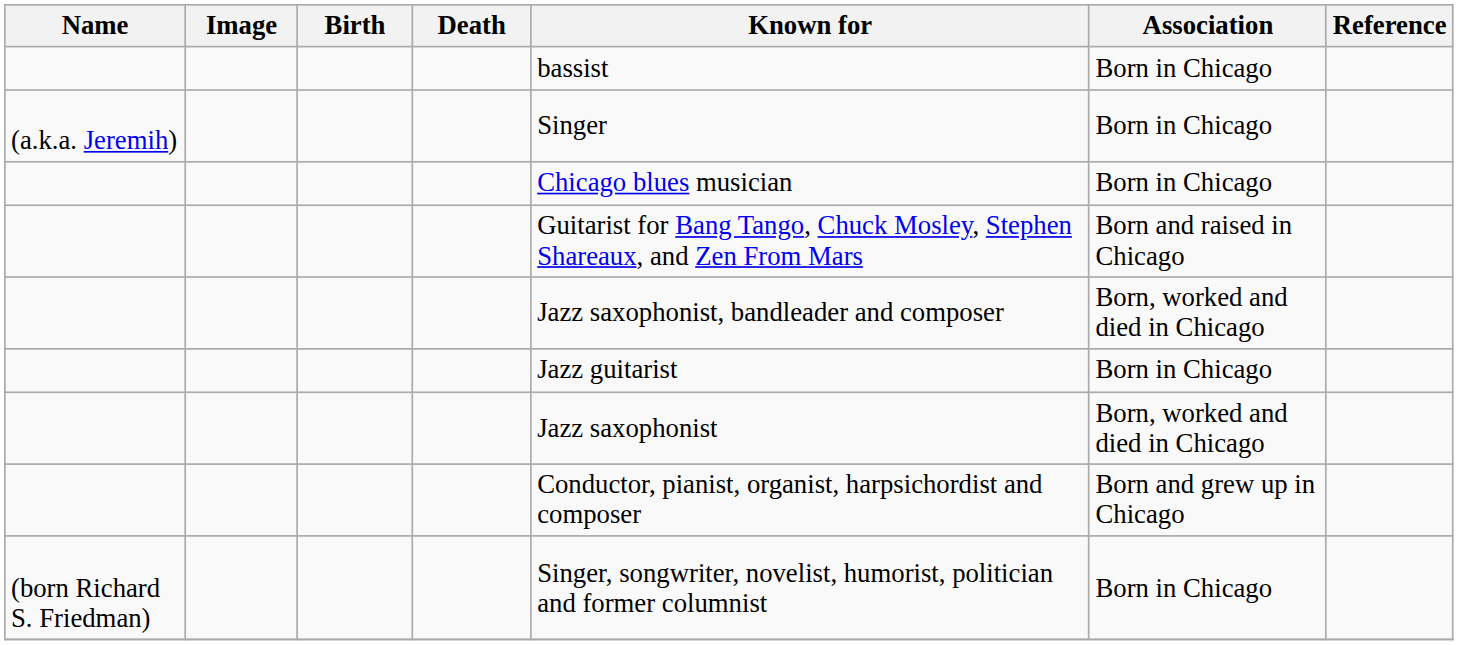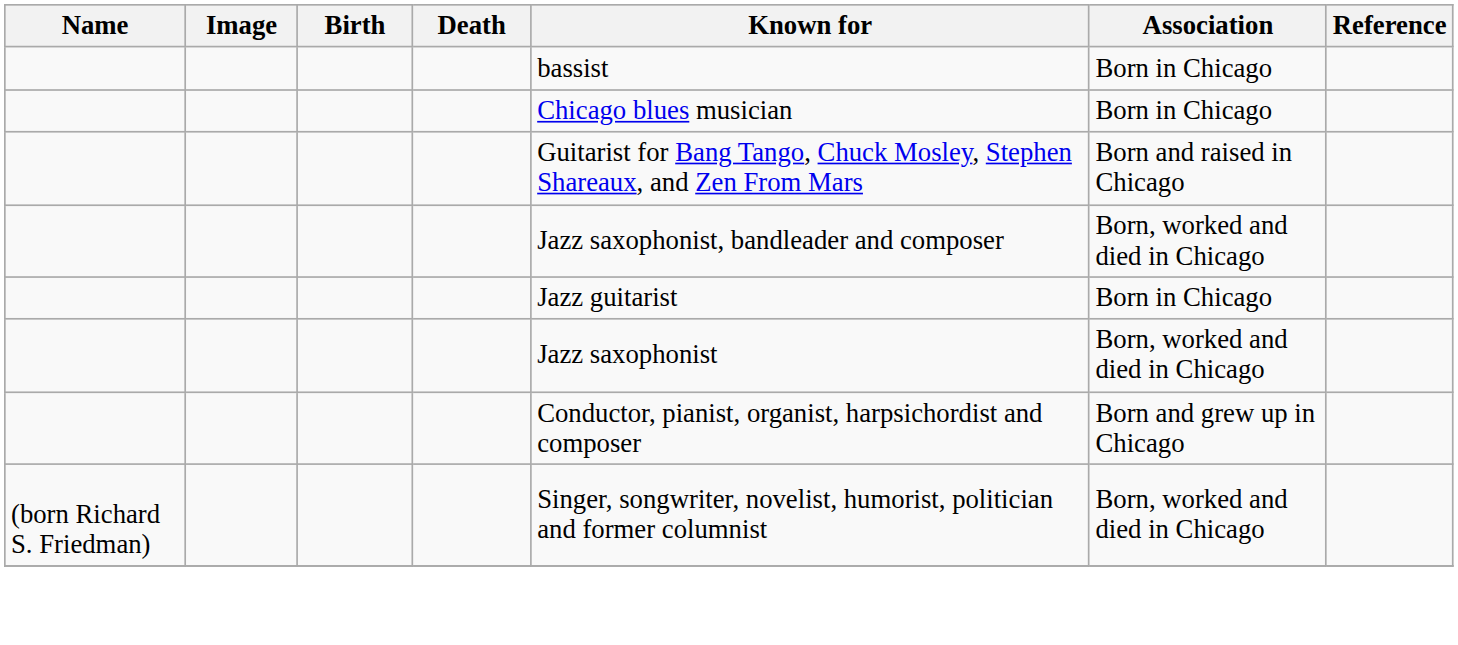- row: (94, 140)
(1184, 587) Born in Chicago -> (1192, 514) Born, worked and died in Chicago
